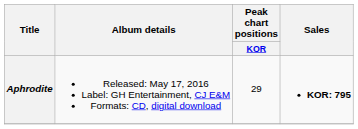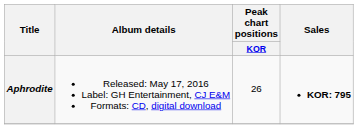(256, 89) 29 -> (256, 89) 26
